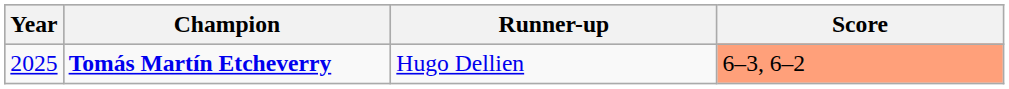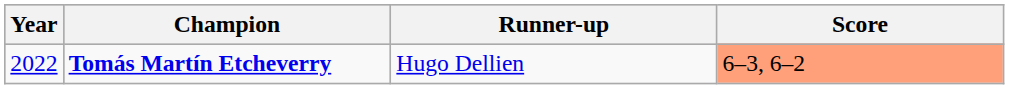(34, 63) 2025 -> (34, 63) 2022
